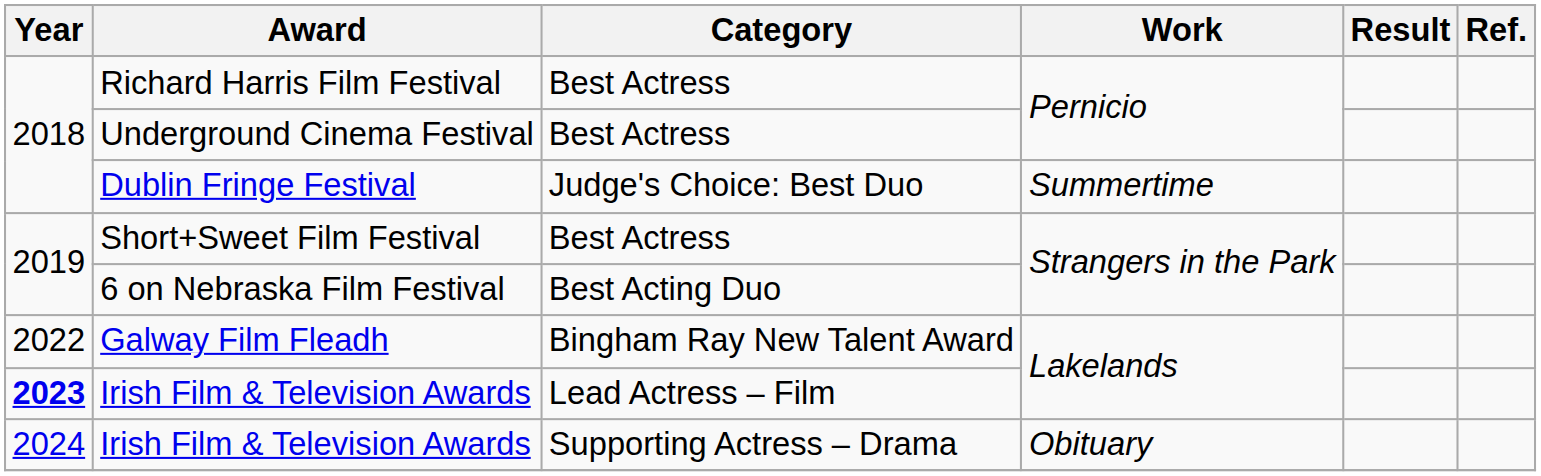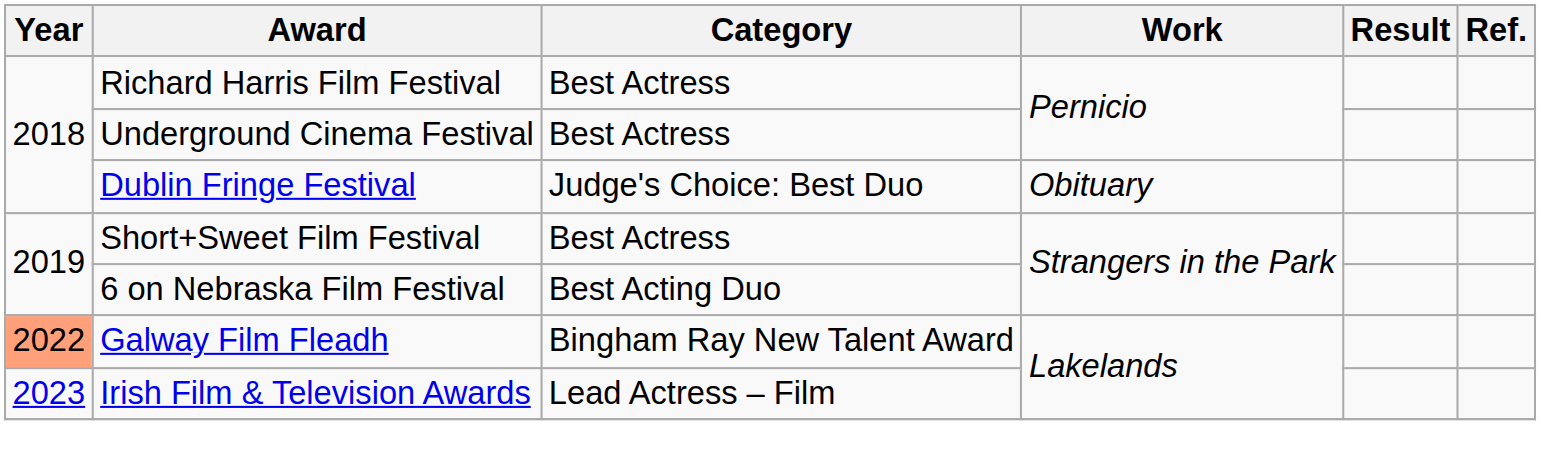(1121, 185) Summertime -> (1091, 185) Obituary
(49, 340) no background -> (49, 340) lightsalmon background
(49, 392) bold -> (49, 392) normal
- row: (315, 444)
